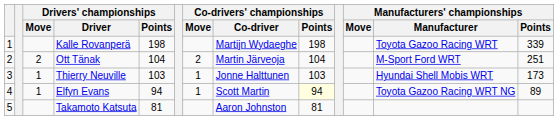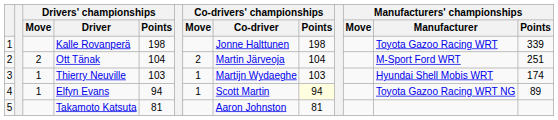(256, 44) Martijn Wydaeghe -> (252, 44) Jonne Halttunen
(252, 75) Jonne Halttunen -> (256, 75) Martijn Wydaeghe
(536, 75) 173 -> (536, 75) 174
